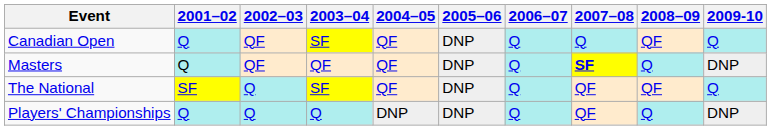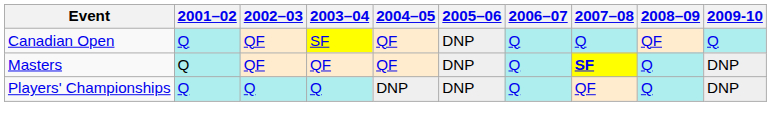- row: (51, 88)
